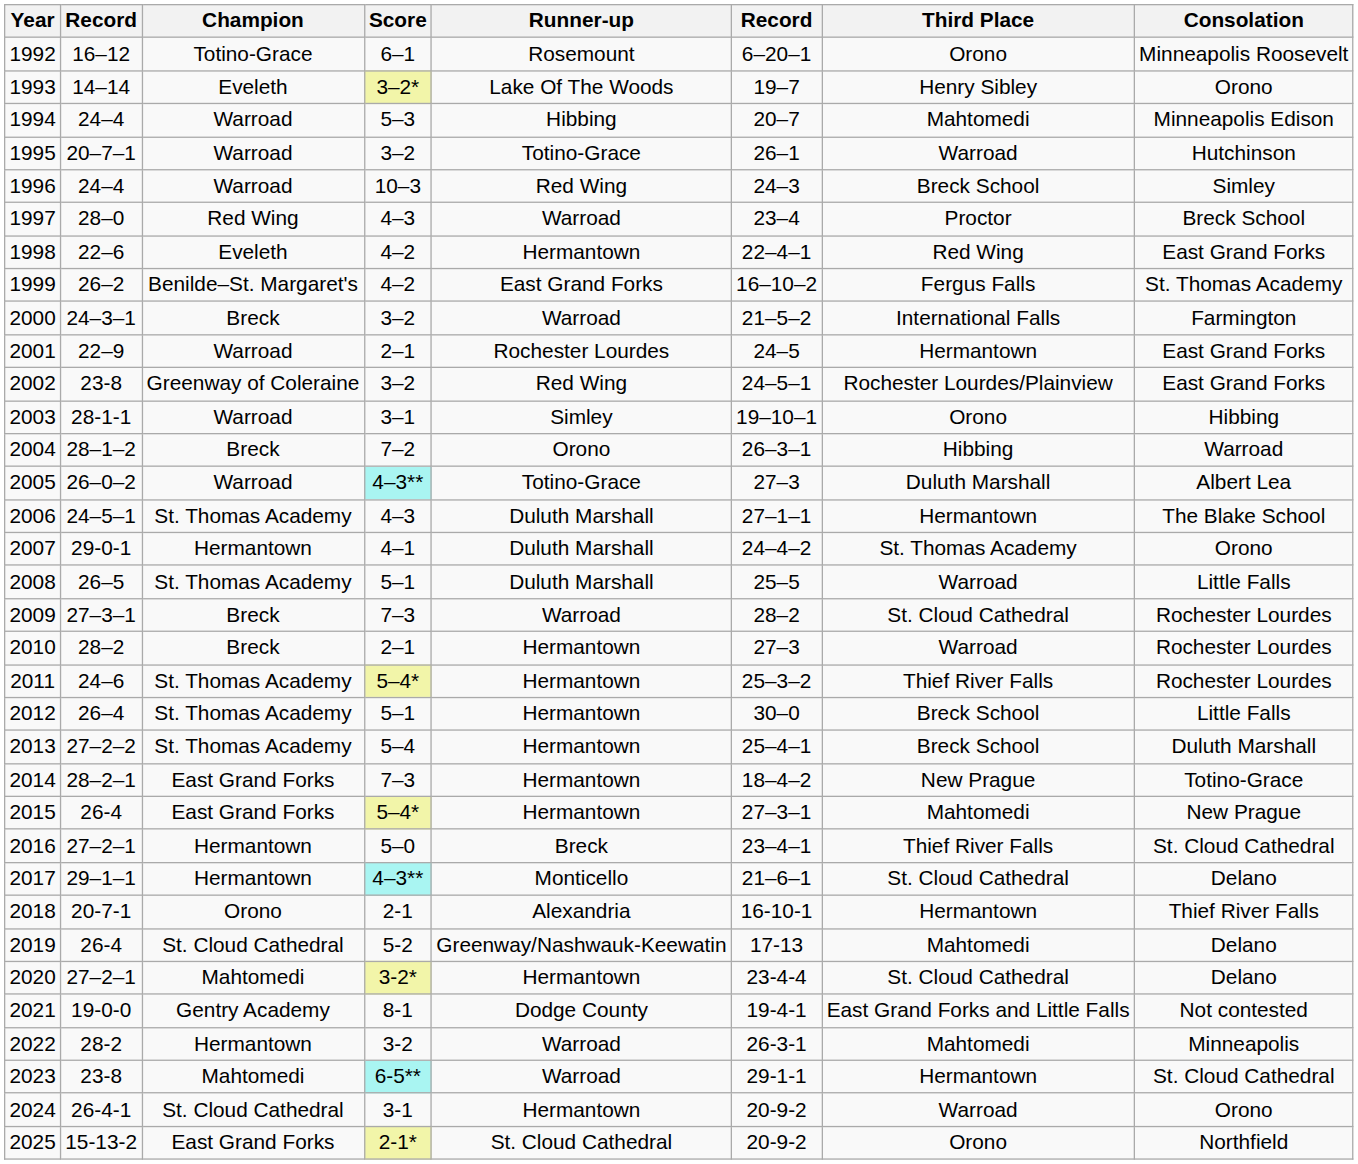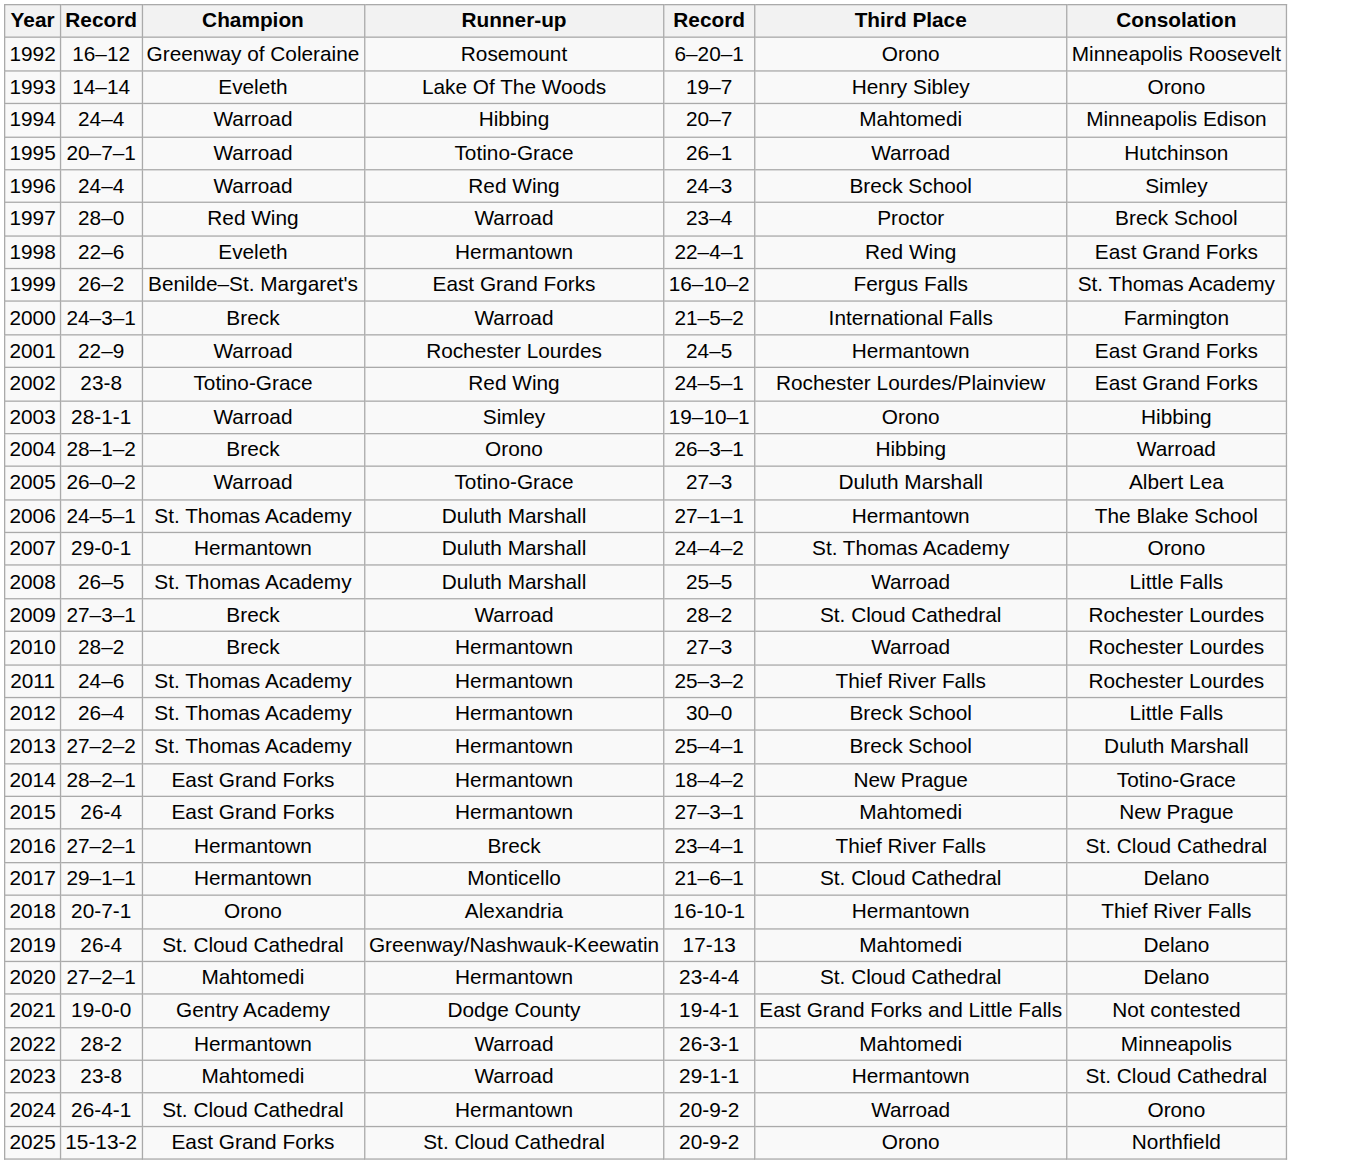- column: (398, 20)
(253, 53) Totino-Grace -> (253, 53) Greenway of Coleraine
(253, 383) Greenway of Coleraine -> (253, 383) Totino-Grace
